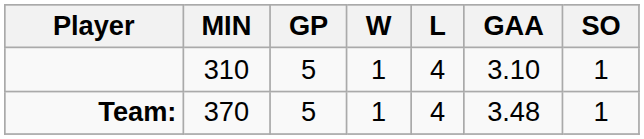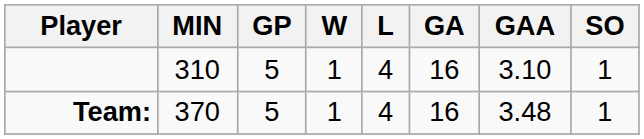+ column: (444, 26)
